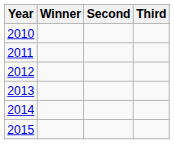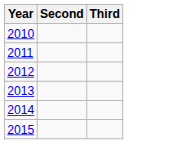- column: (60, 14)
